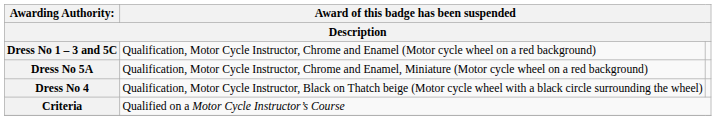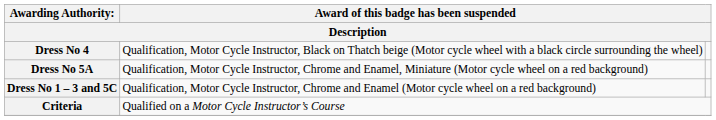rows swapped: (62, 50) <-> (62, 87)
